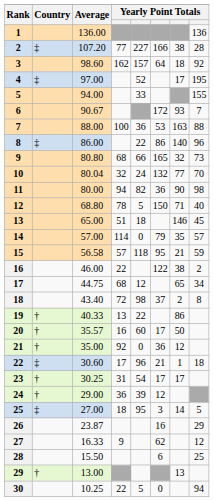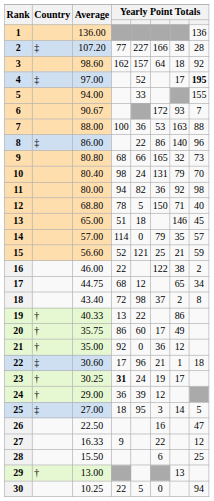(199, 79) normal -> (199, 79) bold
(92, 174) 80.04 -> (92, 174) 80.40
(121, 174) 32 -> (121, 174) 98
(160, 174) 132 -> (160, 174) 131
(180, 174) 77 -> (180, 174) 79
(180, 189) 90 -> (180, 189) 92
(92, 252) 56.58 -> (92, 252) 56.60
(121, 252) 57 -> (121, 252) 52
(141, 252) 118 -> (141, 252) 121
(160, 252) 95 -> (160, 252) 25
(92, 331) 35.57 -> (92, 331) 35.75
(121, 331) 16 -> (121, 331) 86
(180, 331) 50 -> (180, 331) 49
(121, 378) normal -> (121, 378) bold
(141, 378) 54 -> (141, 378) 24
(160, 378) 17 -> (160, 378) 19
(92, 425) 23.87 -> (92, 425) 22.50
(199, 425) 29 -> (199, 425) 47
(160, 441) 62 -> (160, 441) 22
